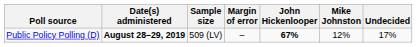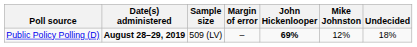(290, 35) 67% -> (290, 35) 69%
(388, 35) 17% -> (388, 35) 18%
